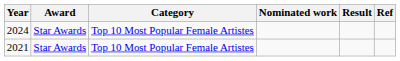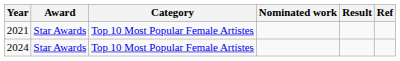rows swapped: (18, 47) <-> (18, 30)
